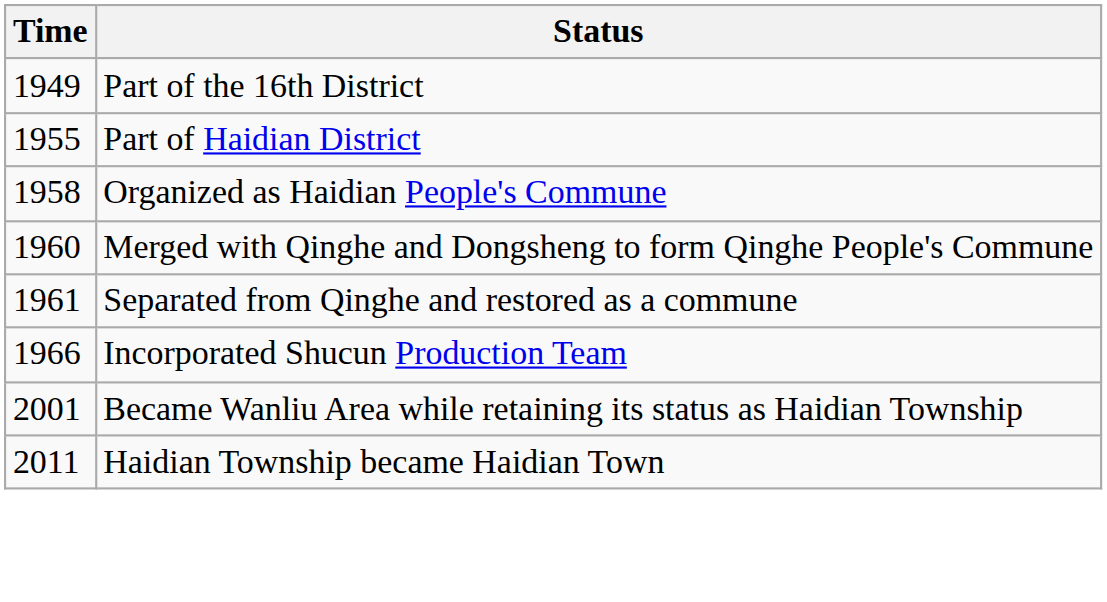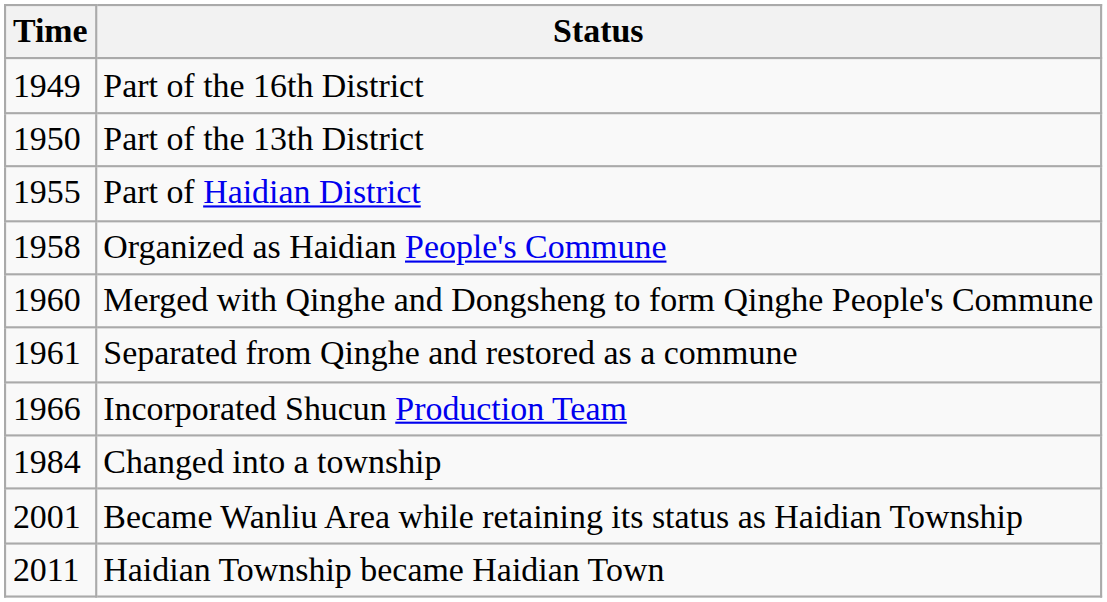+ row: (263, 138)
+ row: (272, 461)
